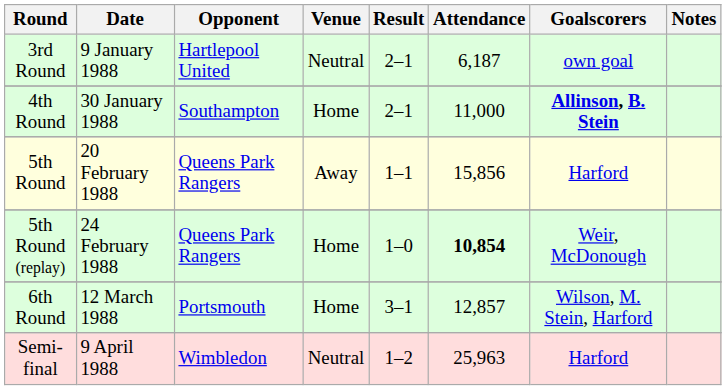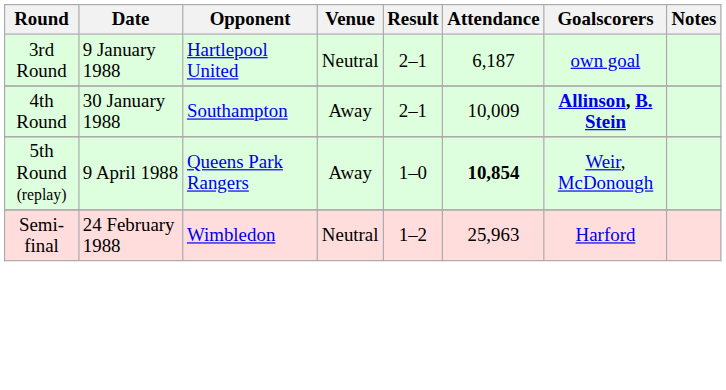(336, 111) Home -> (350, 111) Away
(479, 111) 11,000 -> (493, 111) 10,009
- row: (40, 173)
(115, 245) 24 February 1988 -> (131, 173) 9 April 1988
(336, 245) Home -> (350, 173) Away
- row: (40, 307)
(107, 358) 9 April 1988 -> (129, 234) 24 February 1988
